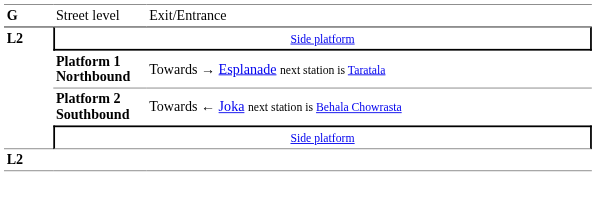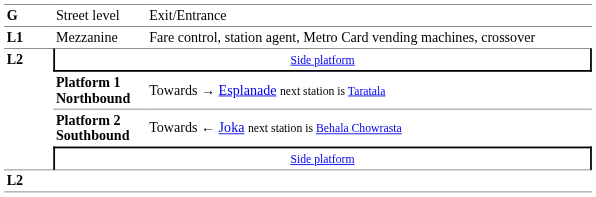+ row: (87, 37)
